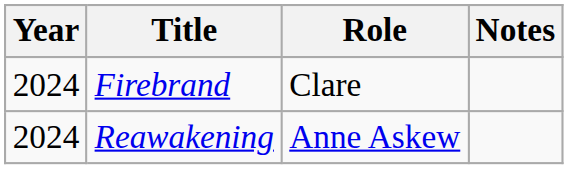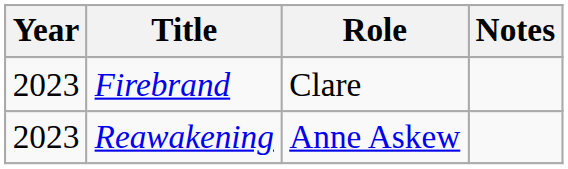(46, 83) 2024 -> (46, 83) 2023
(46, 136) 2024 -> (46, 136) 2023
